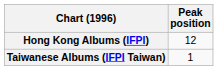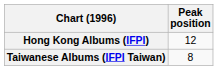(190, 57) 1 -> (190, 57) 8
